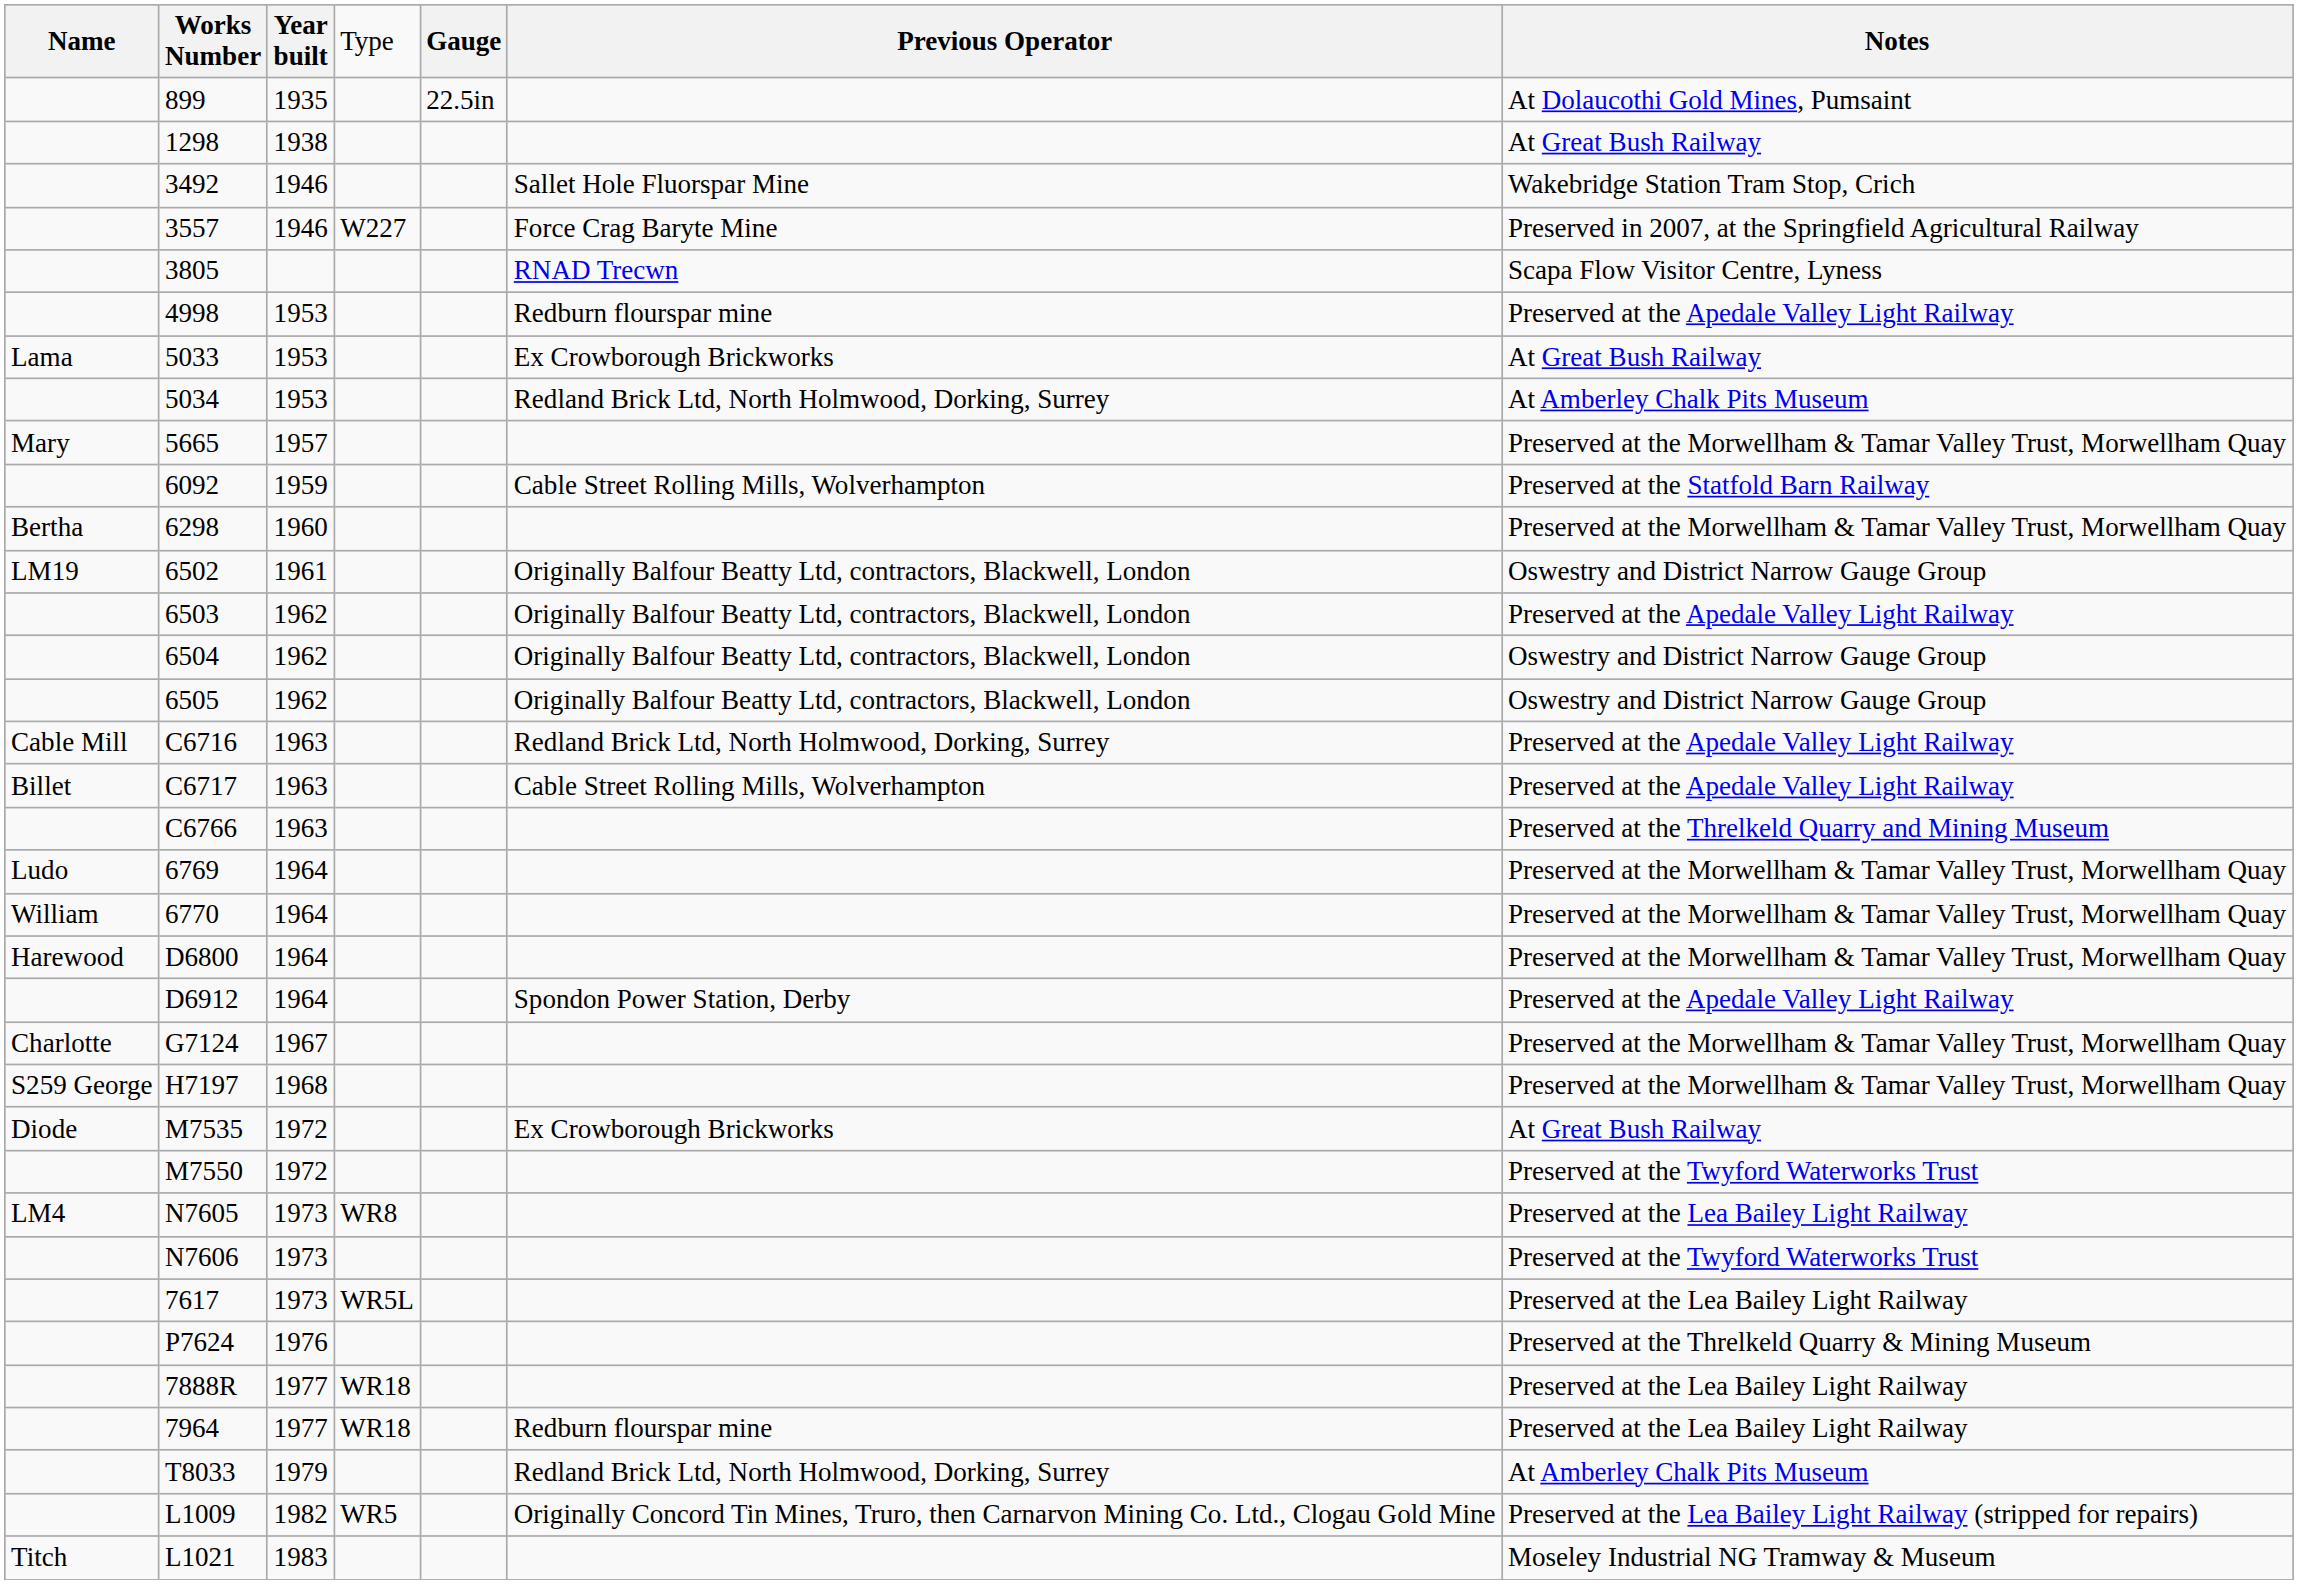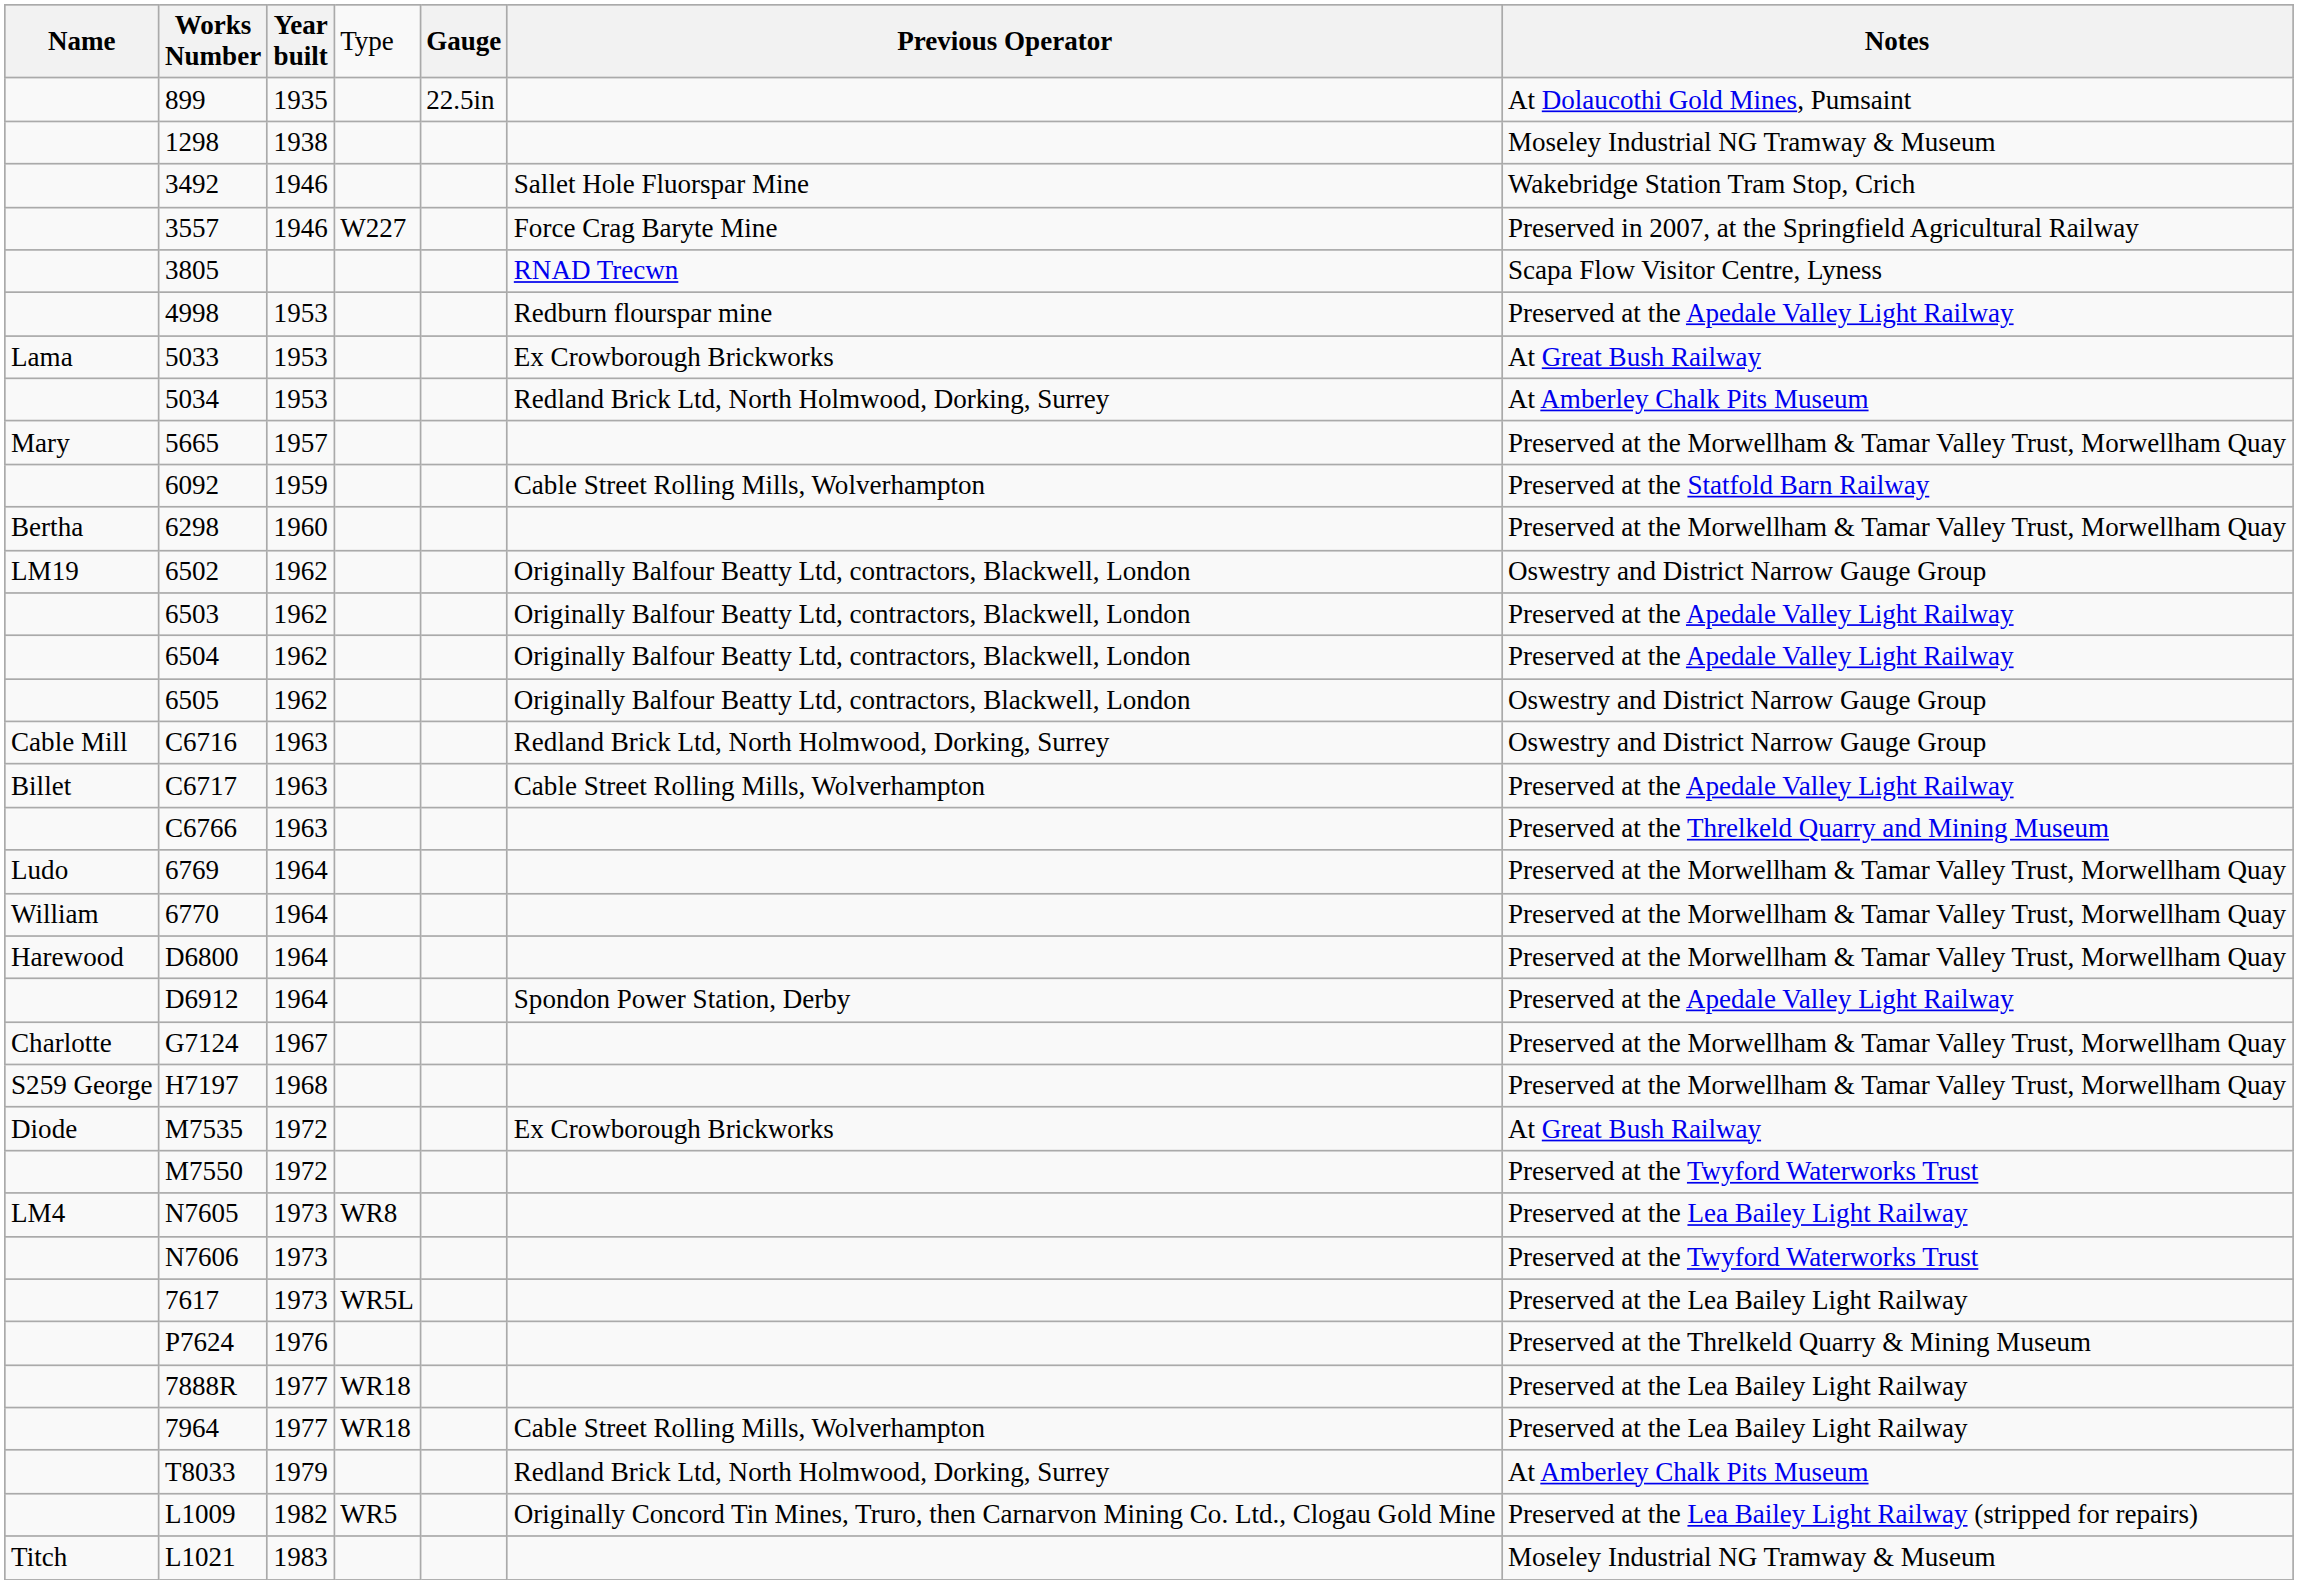(1635, 142) At Great Bush Railway -> (1752, 142) Moseley Industrial NG Tramway & Museum
(301, 570) 1961 -> (301, 570) 1962
(1747, 656) Oswestry and District Narrow Gauge Group -> (1761, 656) Preserved at the Apedale Valley Light Railway
(1761, 742) Preserved at the Apedale Valley Light Railway -> (1747, 742) Oswestry and District Narrow Gauge Group
(643, 1428) Redburn flourspar mine -> (749, 1428) Cable Street Rolling Mills, Wolverhampton
